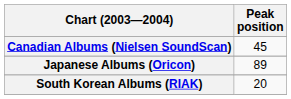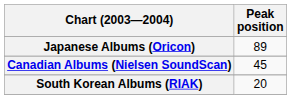rows swapped: (119, 46) <-> (119, 65)
